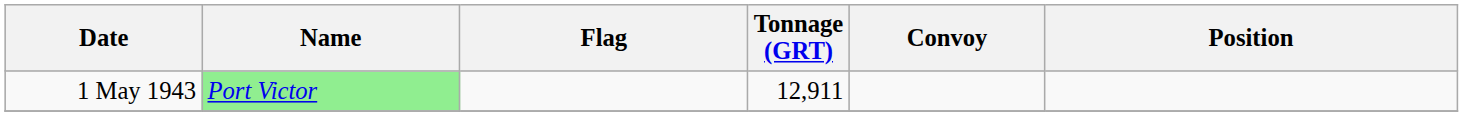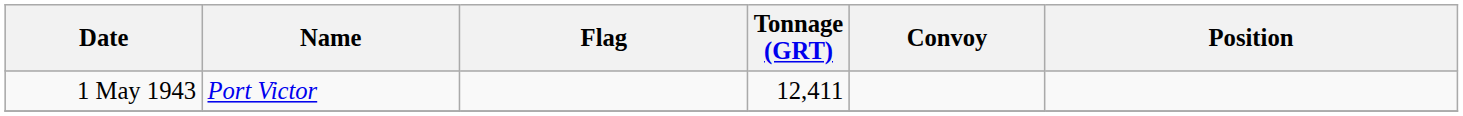(262, 90) lightgreen background -> (262, 90) no background
(810, 90) 12,911 -> (810, 90) 12,411
